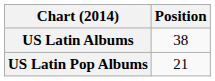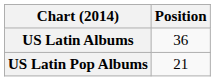(181, 40) 38 -> (181, 40) 36
